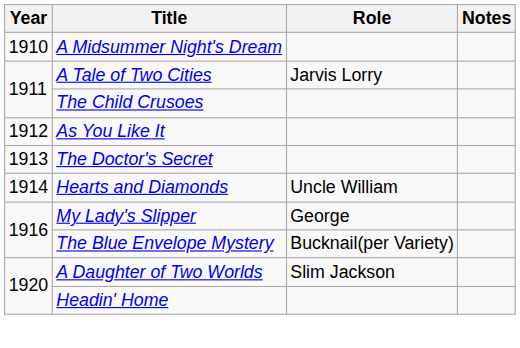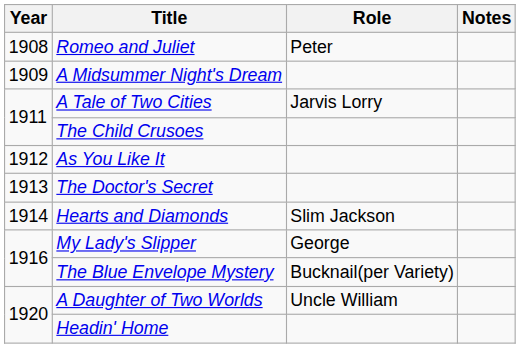+ row: (125, 46)
(28, 46) 1910 -> (28, 74) 1909
(344, 187) Uncle William -> (343, 215) Slim Jackson
(343, 272) Slim Jackson -> (344, 300) Uncle William
